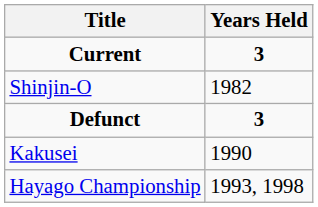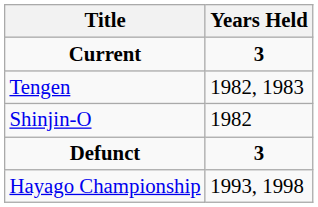+ row: (40, 86)
- row: (44, 152)
